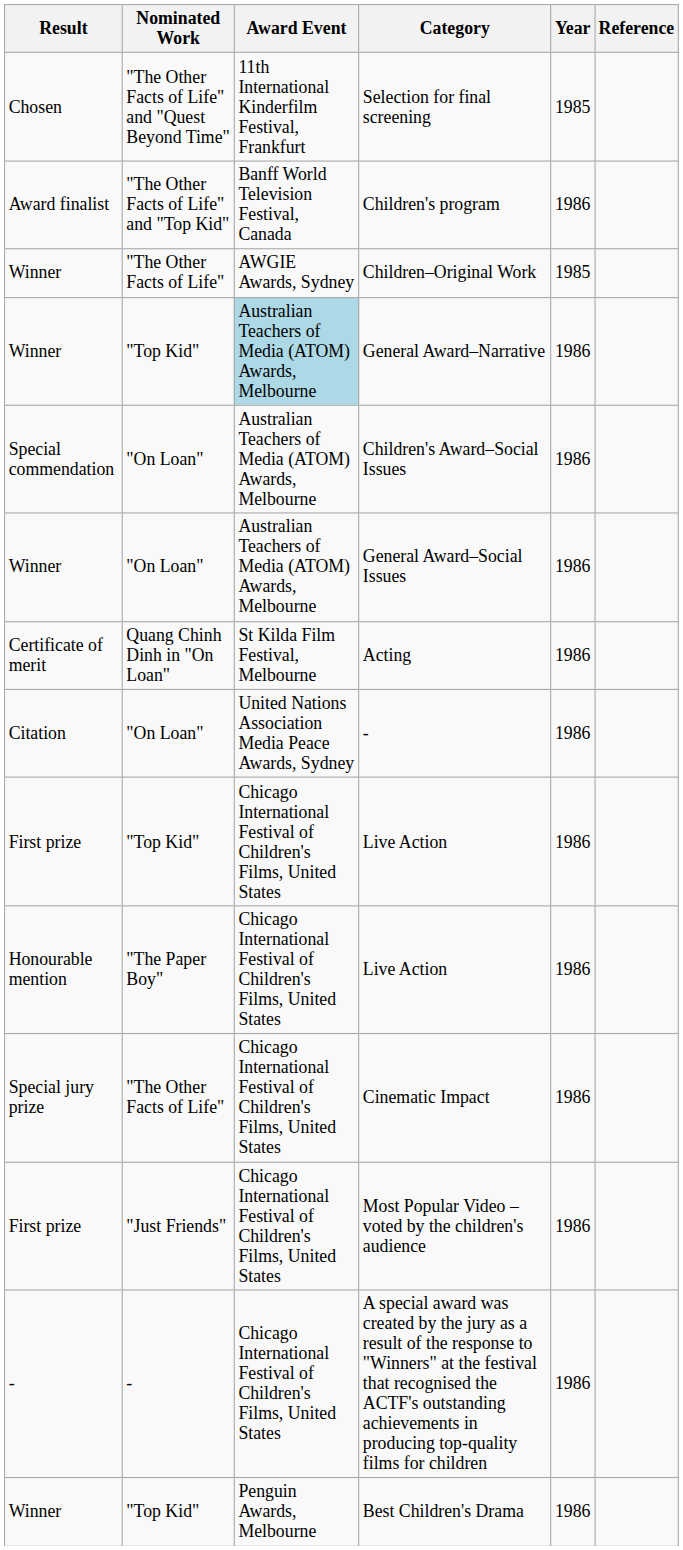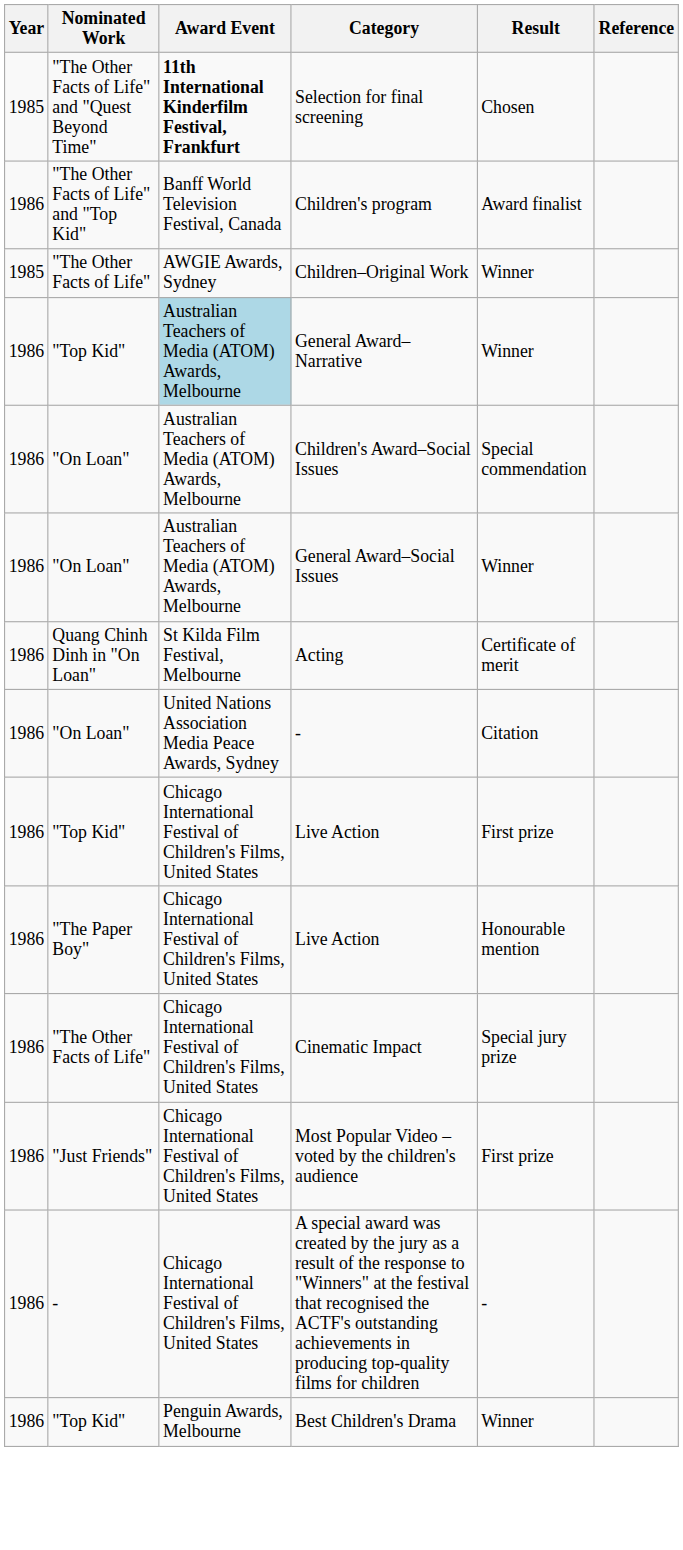columns swapped: (573, 28) <-> (63, 28)
(284, 106) normal -> (213, 106) bold
